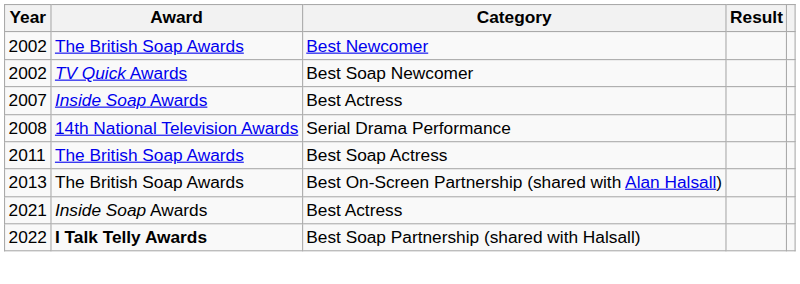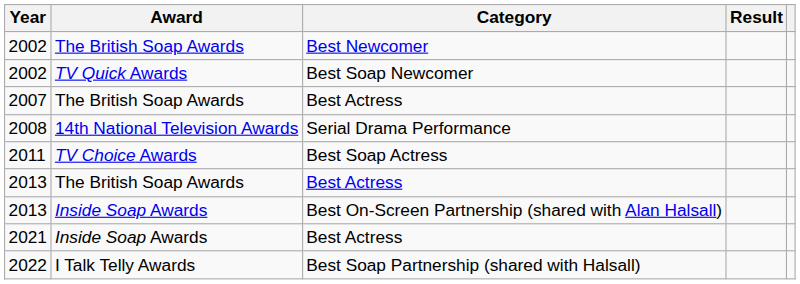(131, 100) Inside Soap Awards -> (149, 100) The British Soap Awards
(149, 155) The British Soap Awards -> (126, 155) TV Choice Awards
+ row: (28, 182)
(149, 182) The British Soap Awards -> (131, 210) Inside Soap Awards
(131, 237) bold -> (125, 264) normal
